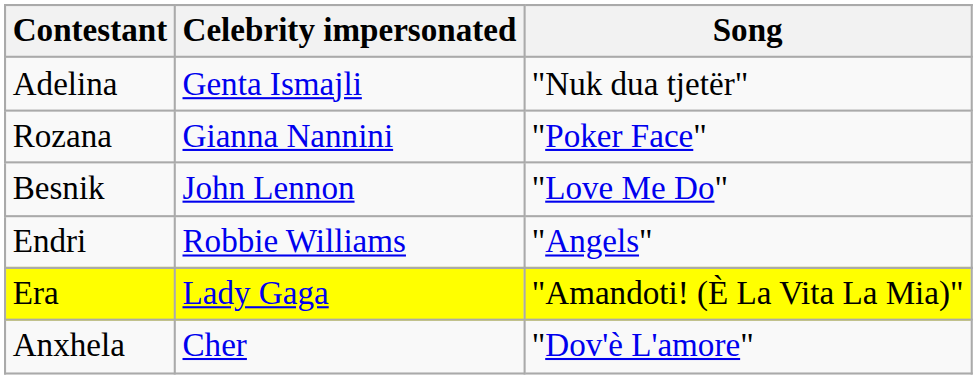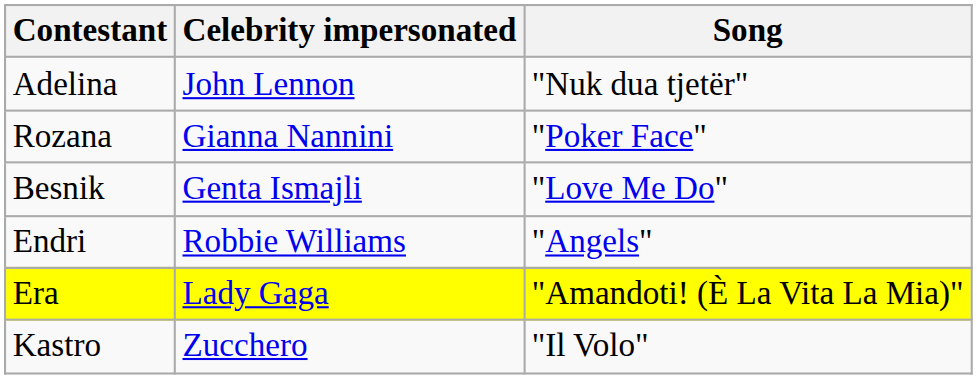(272, 83) Genta Ismajli -> (269, 83) John Lennon
(269, 188) John Lennon -> (272, 188) Genta Ismajli
+ row: (57, 345)
- row: (69, 345)
